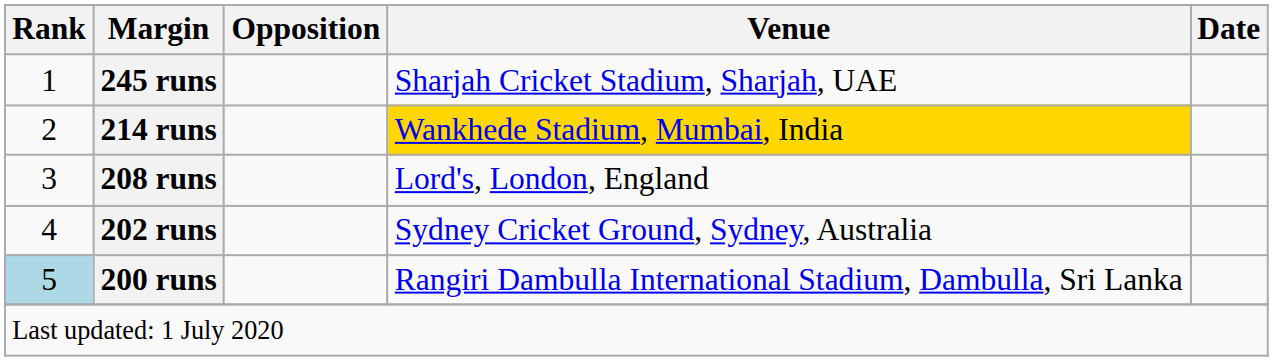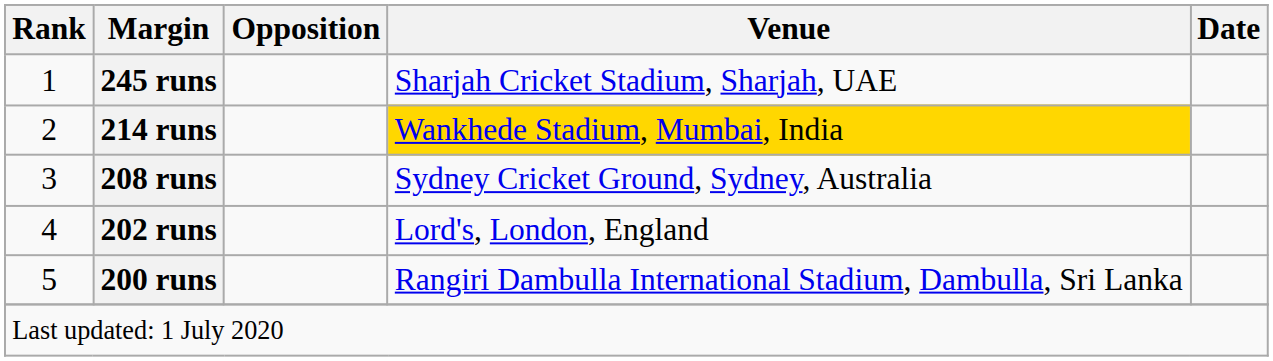(552, 179) Lord's, London, England -> (663, 179) Sydney Cricket Ground, Sydney, Australia
(663, 229) Sydney Cricket Ground, Sydney, Australia -> (552, 229) Lord's, London, England
(49, 279) lightblue background -> (49, 279) no background
